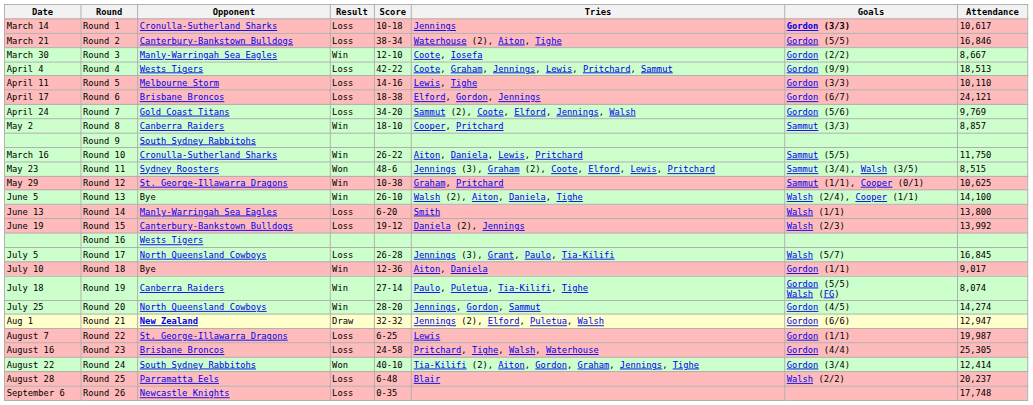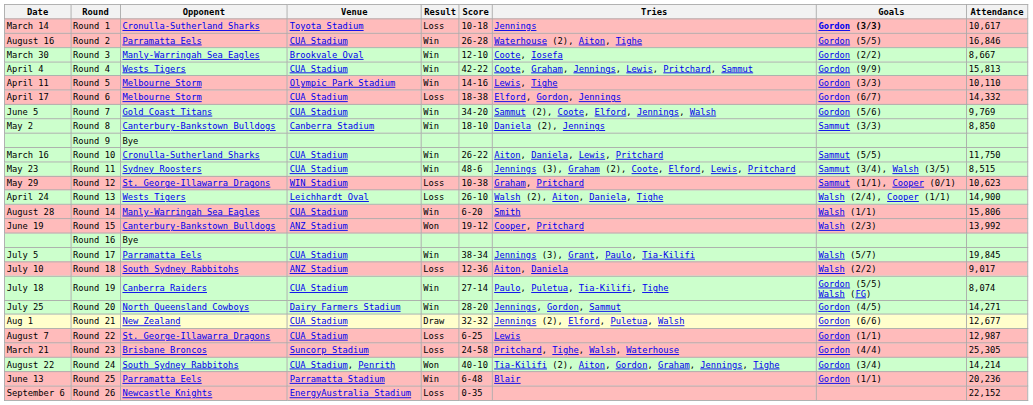+ column: (354, 11)
(28, 40) March 21 -> (30, 40) August 16
(216, 40) Canterbury-Bankstown Bulldogs -> (162, 40) Parramatta Eels
(343, 40) Loss -> (431, 40) Win
(389, 40) 38-34 -> (475, 40) 26-28
(343, 68) Loss -> (431, 68) Win
(976, 68) 18,513 -> (985, 68) 15,813
(343, 83) Loss -> (431, 83) Win
(182, 97) Brisbane Broncos -> (162, 97) Melbourne Storm
(976, 97) 24,121 -> (985, 97) 14,332
(28, 111) April 24 -> (22, 111) June 5
(343, 111) Loss -> (431, 111) Win
(182, 126) Canberra Raiders -> (199, 126) Canterbury-Bankstown Bulldogs
(459, 126) Cooper, Pritchard -> (550, 126) Daniela (2), Jennings
(973, 126) 8,857 -> (982, 126) 8,850
(198, 140) South Sydney Rabbitohs -> (130, 140) Bye
(340, 169) Won -> (431, 169) Win
(340, 183) Win -> (434, 183) Loss
(976, 183) 10,625 -> (985, 183) 10,623
(22, 197) June 5 -> (28, 197) April 24
(148, 197) Bye -> (154, 197) Wests Tigers
(340, 197) Win -> (434, 197) Loss
(976, 197) 14,100 -> (985, 197) 14,900
(25, 211) June 13 -> (30, 211) August 28
(343, 211) Loss -> (431, 211) Win
(976, 211) 13,800 -> (985, 211) 15,806
(343, 226) Loss -> (431, 226) Won
(469, 226) Daniela (2), Jennings -> (539, 226) Cooper, Pritchard
(172, 240) Wests Tigers -> (130, 240) Bye
(203, 254) North Queensland Cowboys -> (162, 254) Parramatta Eels
(343, 254) Loss -> (431, 254) Win
(389, 254) 26-28 -> (475, 254) 38-34
(976, 254) 16,845 -> (985, 254) 19,845
(148, 269) Bye -> (181, 269) South Sydney Rabbitohs
(340, 269) Win -> (434, 269) Loss
(818, 269) Gordon (1/1) -> (847, 269) Walsh (2/2)
(976, 307) 14,274 -> (985, 307) 14,271
(169, 321) bold -> (152, 321) normal
(976, 321) 12,947 -> (985, 321) 12,677
(976, 336) 19,987 -> (985, 336) 12,987
(30, 350) August 16 -> (28, 350) March 21
(976, 364) 12,414 -> (985, 364) 14,214
(30, 378) August 28 -> (25, 378) June 13
(343, 378) Loss -> (431, 378) Win
(816, 378) Walsh (2/2) -> (850, 378) Gordon (1/1)
(976, 378) 20,237 -> (985, 378) 20,236
(976, 393) 17,748 -> (985, 393) 22,152
